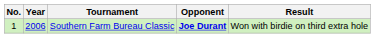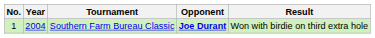(35, 26) 2006 -> (35, 26) 2004
